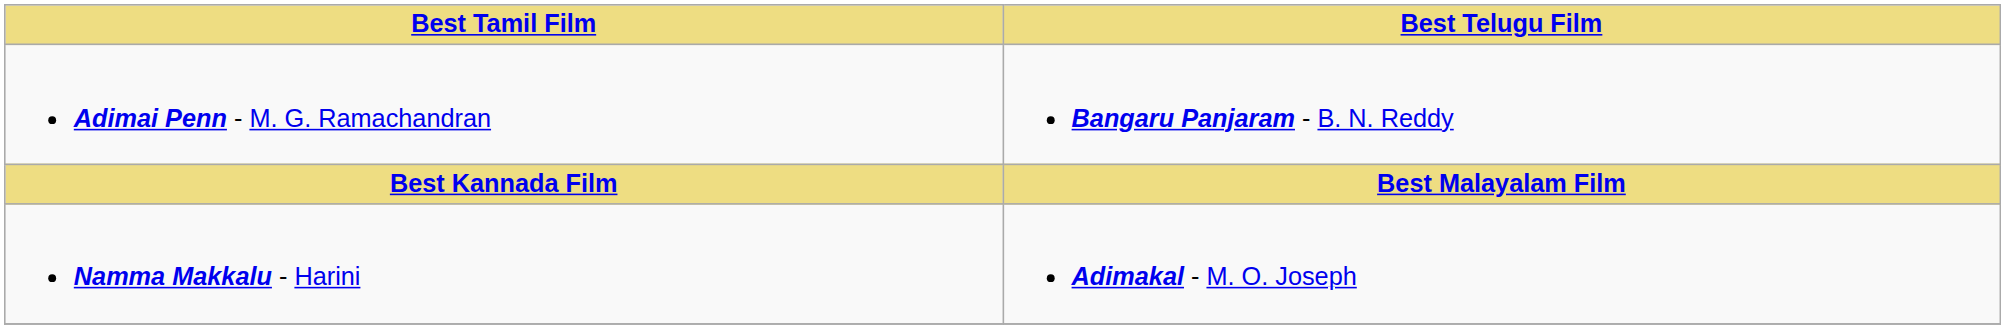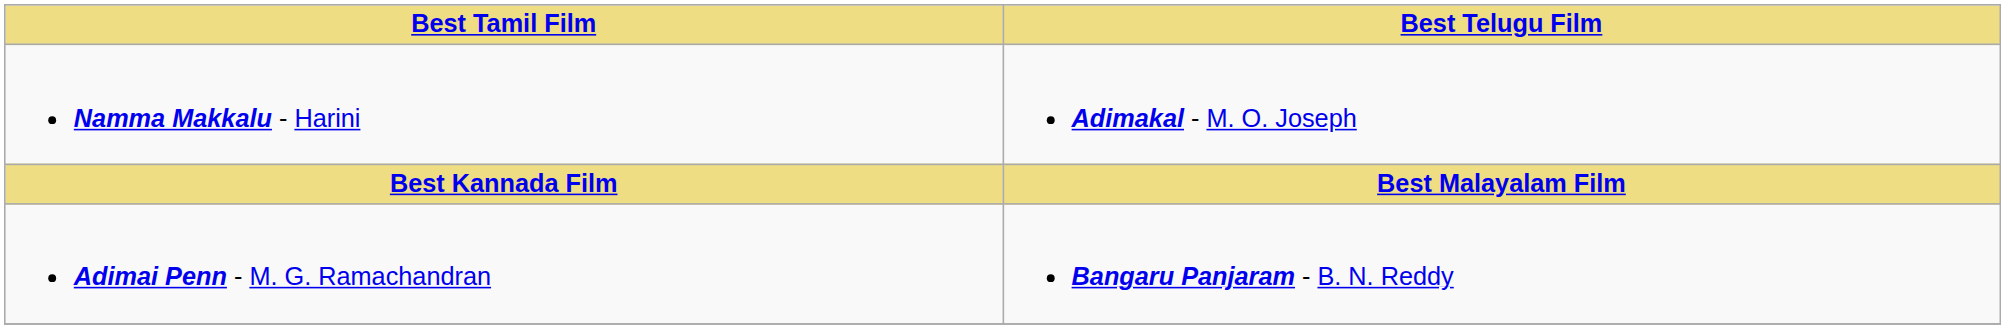rows swapped: (504, 119) <-> (504, 278)
